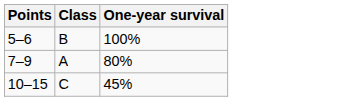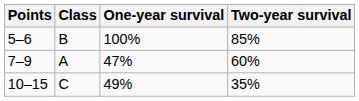+ column: (291, 15)
(118, 61) 80% -> (118, 61) 47%
(118, 84) 45% -> (118, 84) 49%
